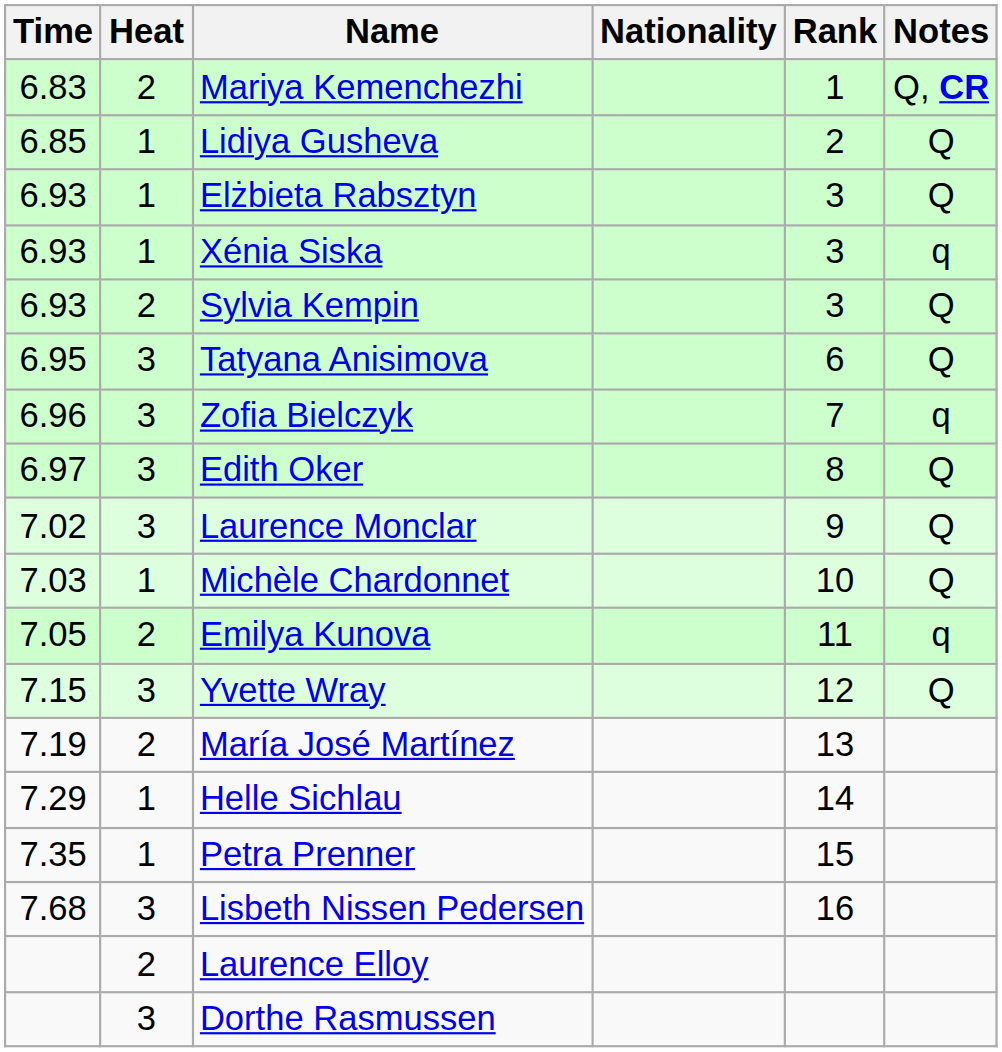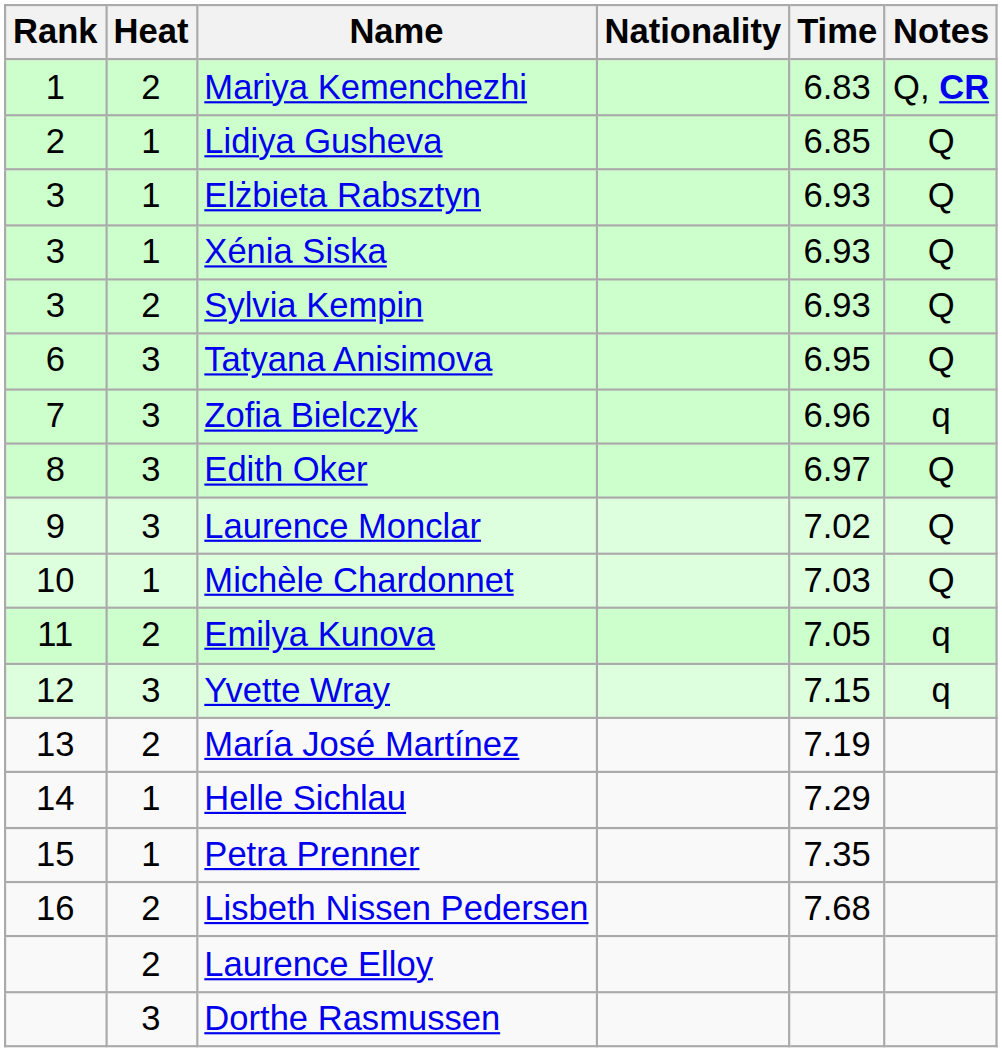columns swapped: (835, 31) <-> (53, 31)
(941, 251) q -> (941, 251) Q
(941, 689) Q -> (941, 689) q
(146, 908) 3 -> (151, 908) 2
